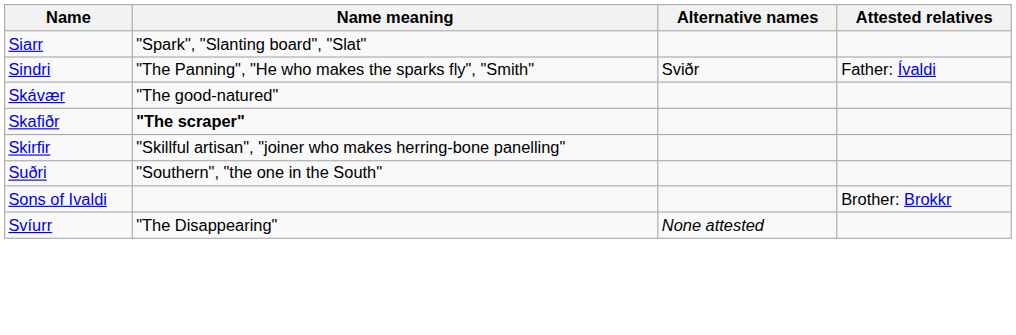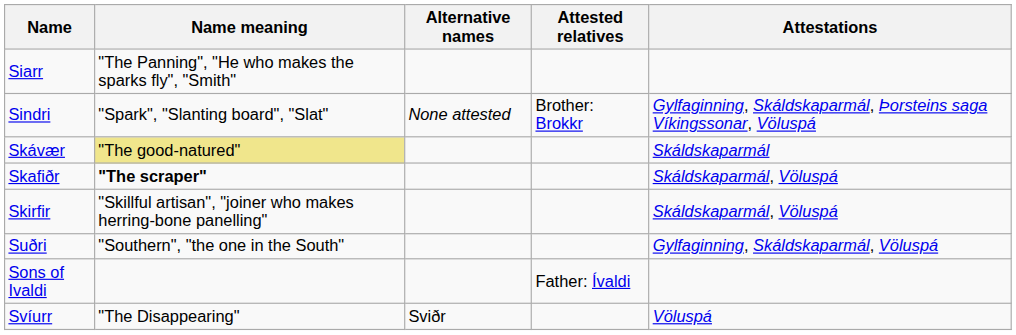+ column: (830, 27)
(251, 44) "Spark", "Slanting board", "Slat" -> (226, 71) "The Panning", "He who makes the sparks fly", "Smith"
(335, 70) "The Panning", "He who makes the sparks fly", "Smith" -> (213, 115) "Spark", "Slanting board", "Slat"
(681, 70) Sviðr -> (459, 115) None attested
(889, 70) Father: Ívaldi -> (565, 115) Brother: Brokkr
(207, 96) no background -> (169, 150) khaki background
(896, 199) Brother: Brokkr -> (583, 282) Father: Ívaldi
(713, 225) None attested -> (427, 317) Sviðr
